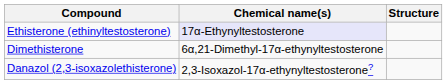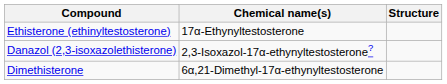(243, 31) lavender background -> (243, 31) no background
rows swapped: (92, 69) <-> (45, 49)
